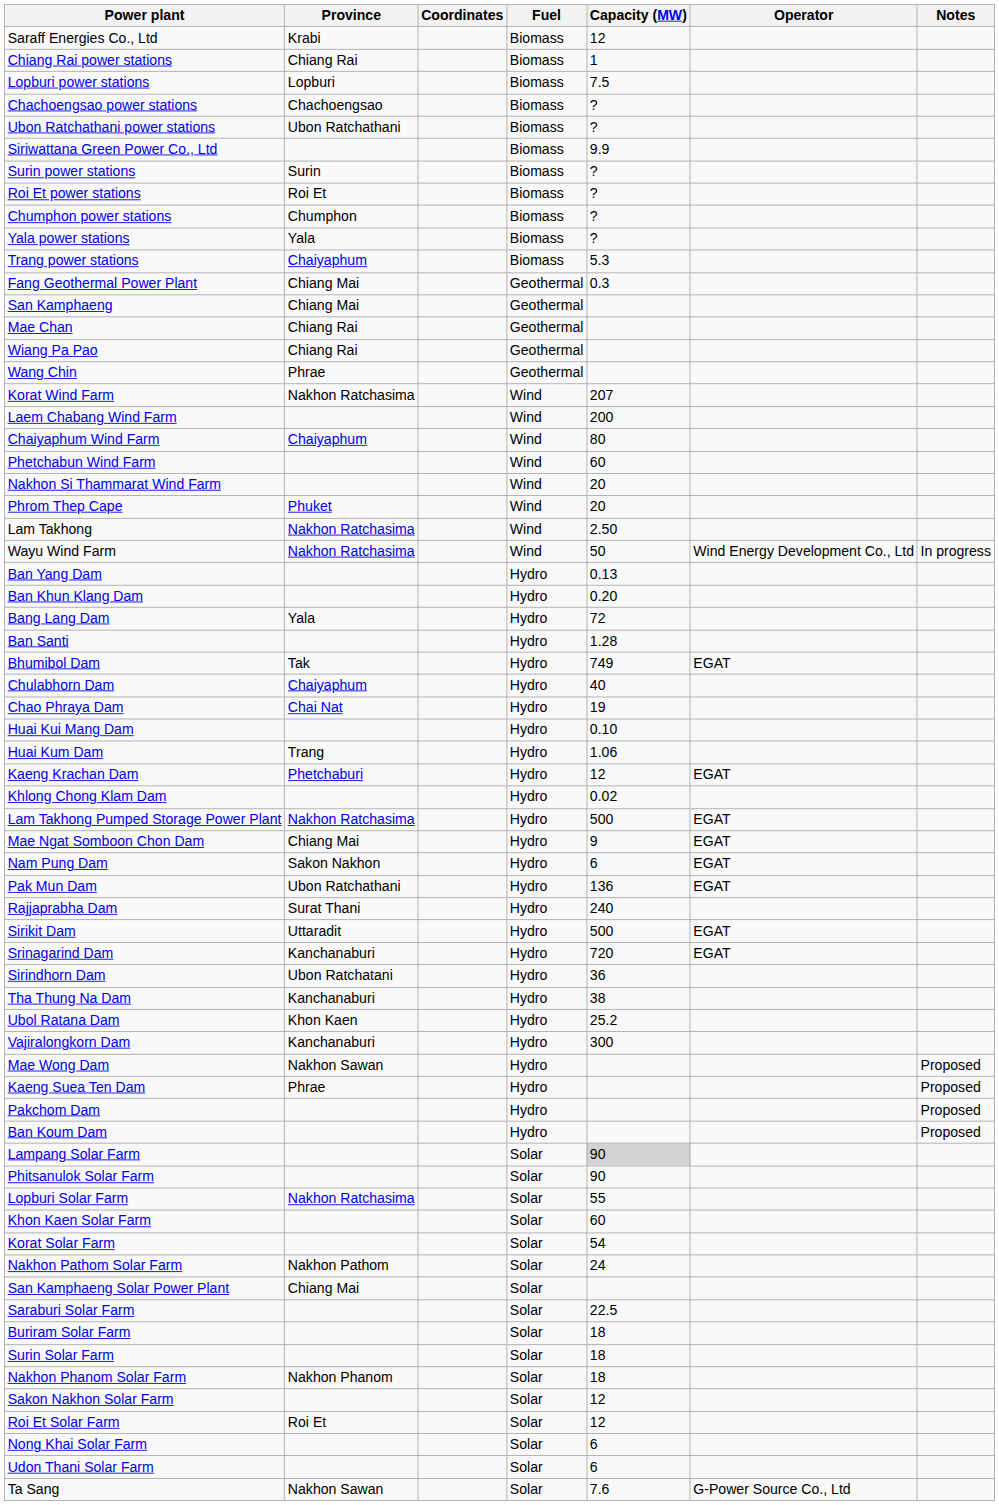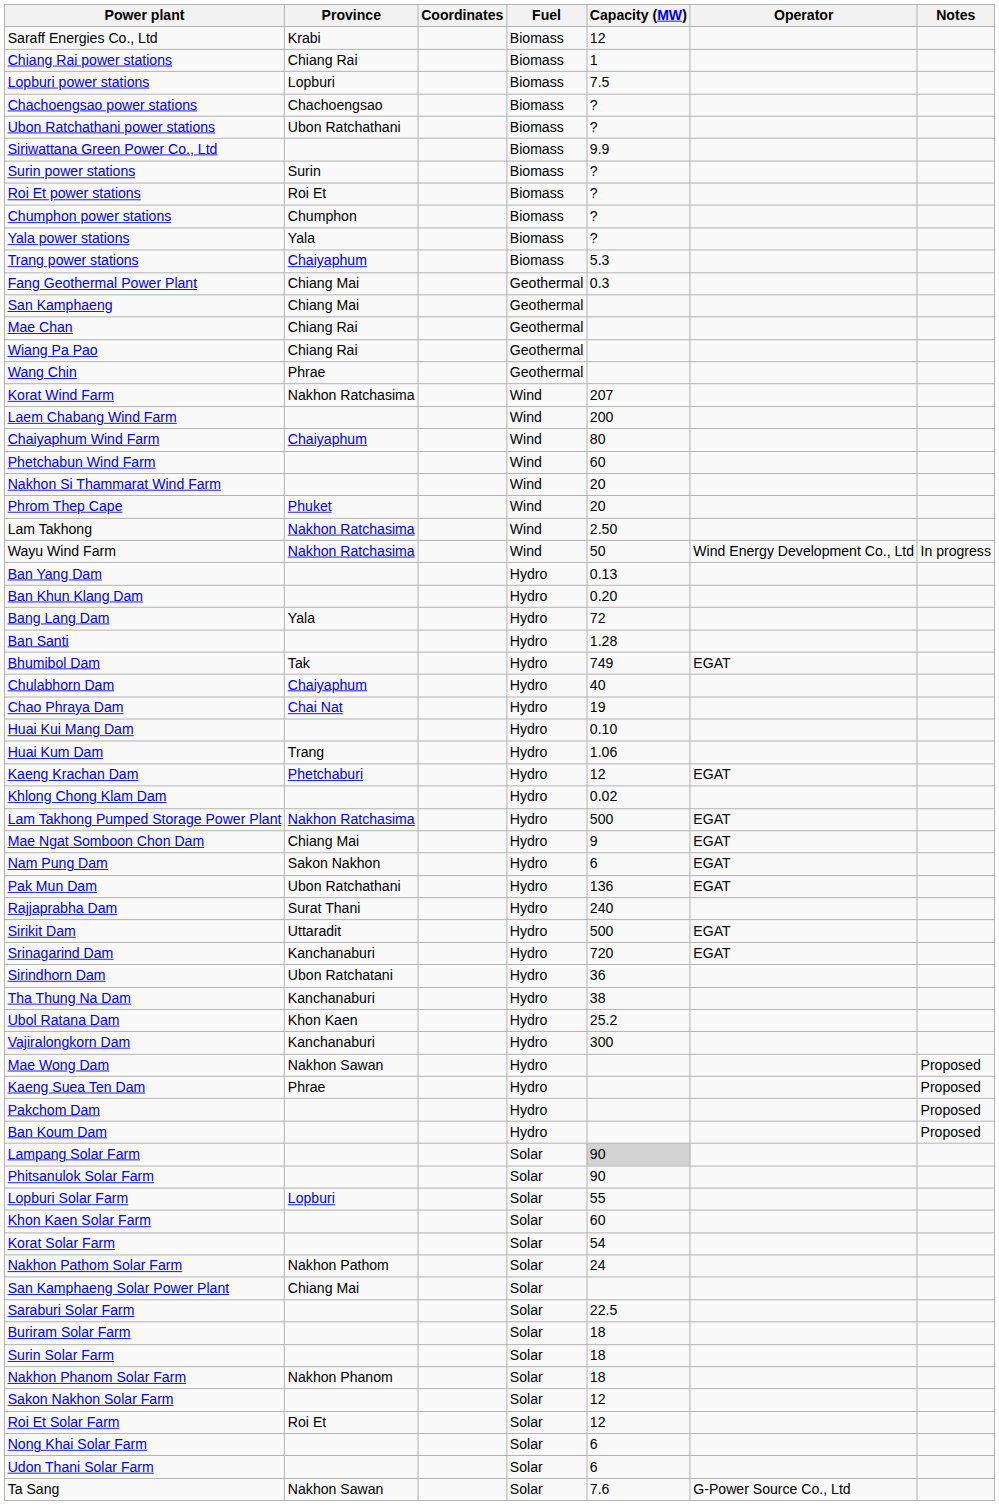(351, 1199) Nakhon Ratchasima -> (311, 1199) Lopburi
